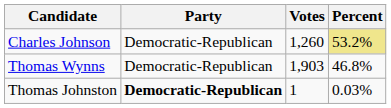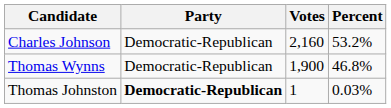(307, 41) 1,260 -> (307, 41) 2,160
(352, 41) khaki background -> (352, 41) no background
(307, 66) 1,903 -> (307, 66) 1,900
